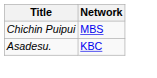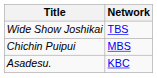+ row: (55, 30)
